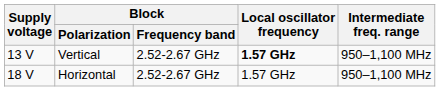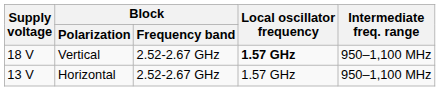(21, 55) 13 V -> (21, 55) 18 V
(21, 75) 18 V -> (21, 75) 13 V
